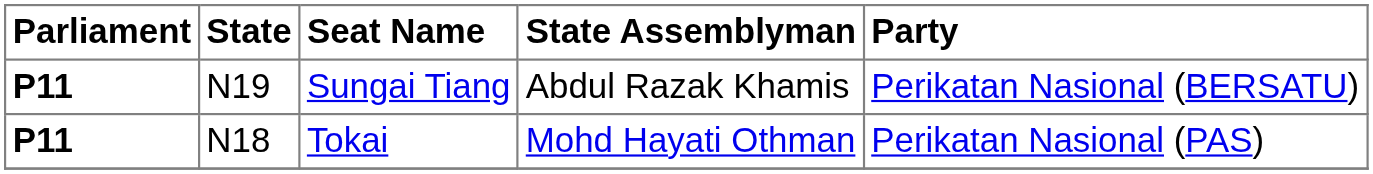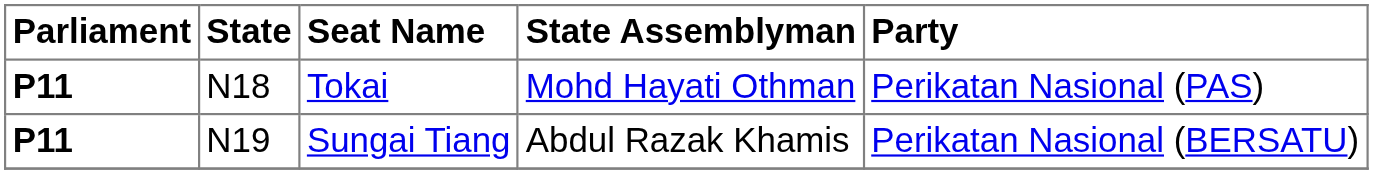rows swapped: (348, 140) <-> (409, 86)
